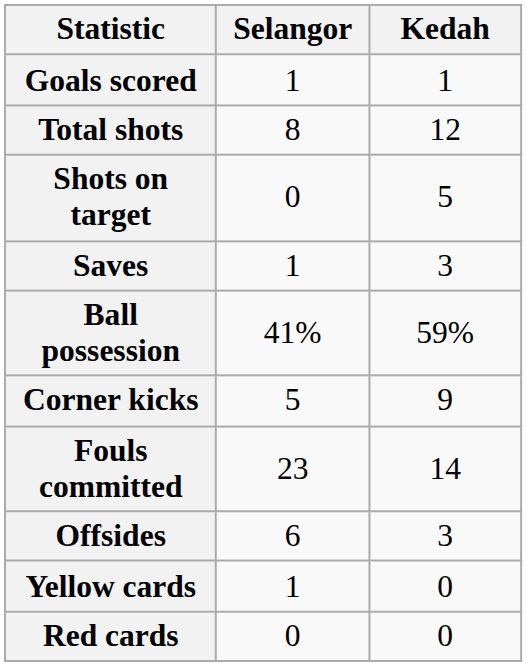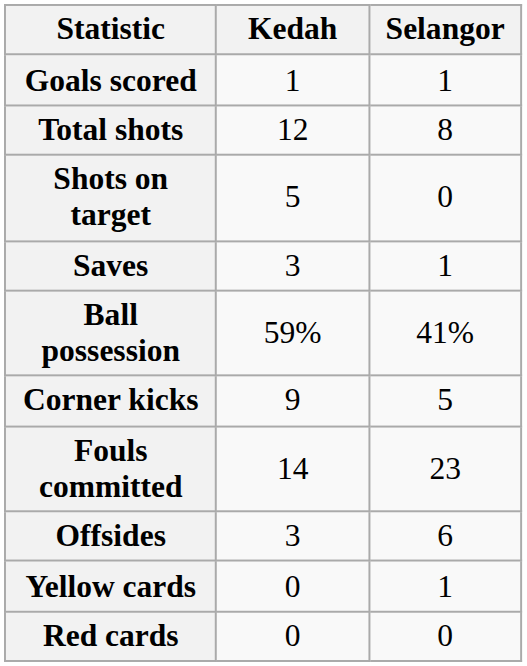columns swapped: (445, 29) <-> (293, 29)
